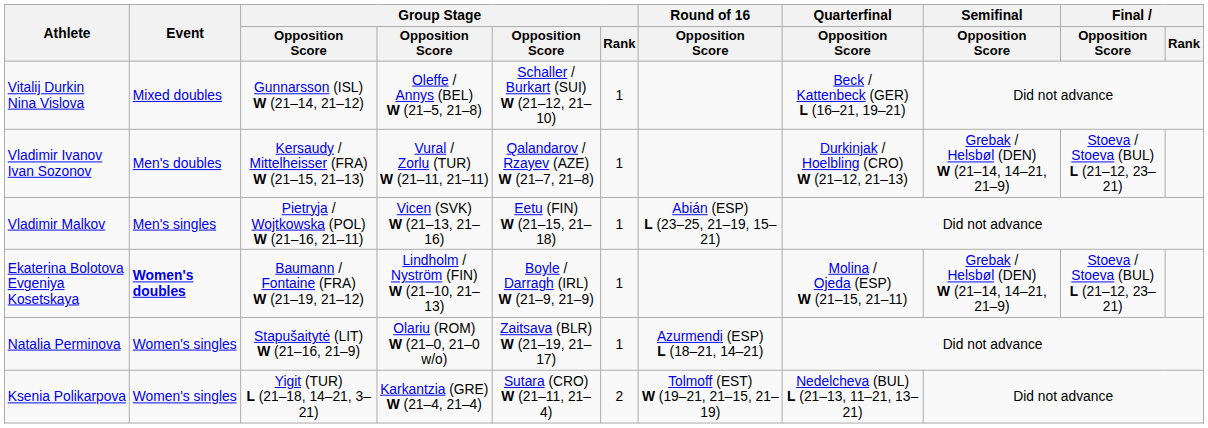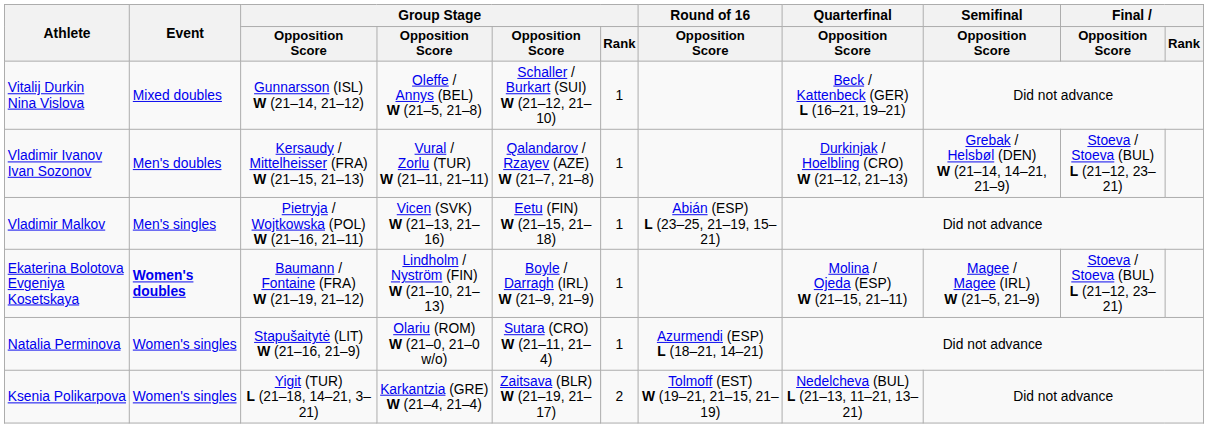(992, 284) Grebak / Helsbøl (DEN) W (21–14, 14–21, 21–9) -> (992, 284) Magee / Magee (IRL) W (21–5, 21–9)
(546, 344) Zaitsava (BLR) W (21–19, 21–17) -> (546, 344) Sutara (CRO) W (21–11, 21–4)
(546, 397) Sutara (CRO) W (21–11, 21–4) -> (546, 397) Zaitsava (BLR) W (21–19, 21–17)
